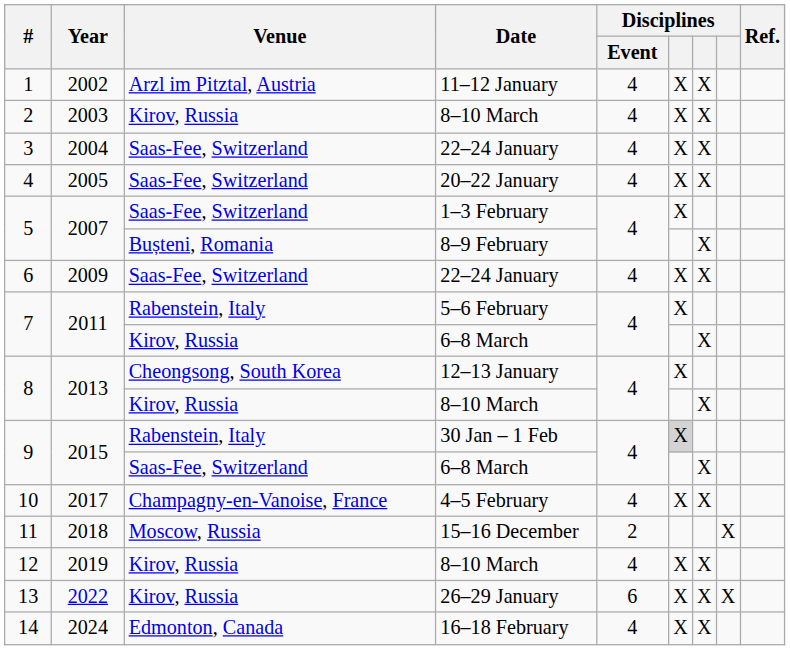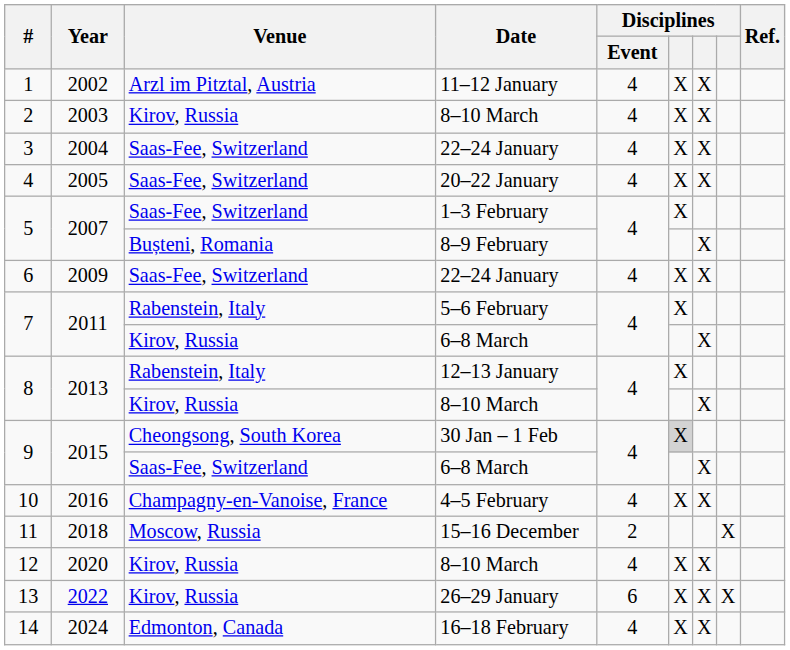(235, 372) Cheongsong, South Korea -> (197, 372) Rabenstein, Italy
(197, 436) Rabenstein, Italy -> (235, 436) Cheongsong, South Korea
(88, 500) 2017 -> (88, 500) 2016
(88, 564) 2019 -> (88, 564) 2020
